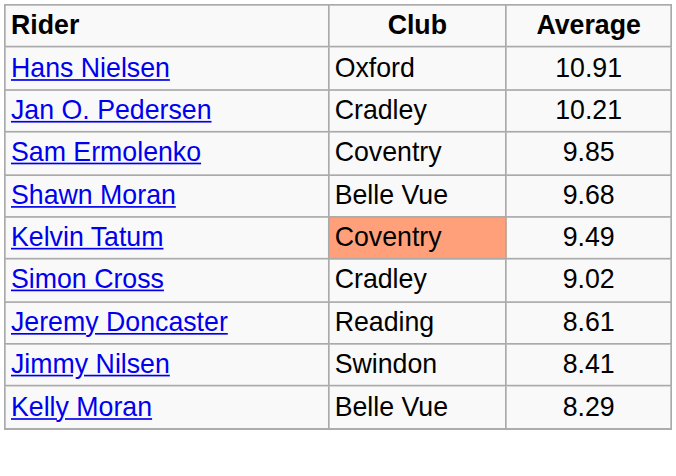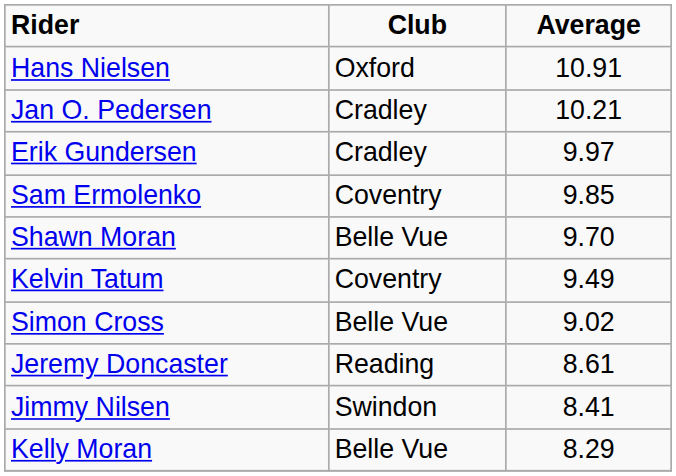+ row: (104, 152)
(589, 195) 9.68 -> (589, 237) 9.70
(388, 237) lightsalmon background -> (388, 279) no background
(381, 279) Cradley -> (391, 322) Belle Vue
